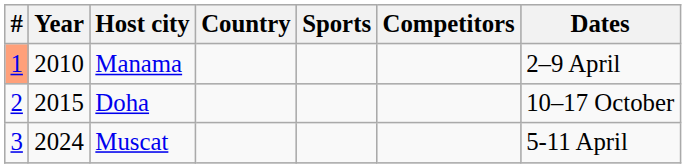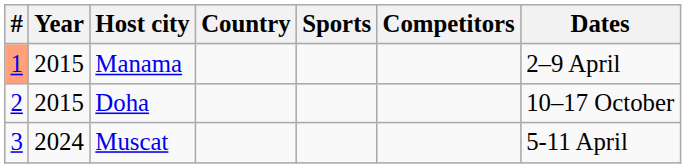(59, 63) 2010 -> (59, 63) 2015
